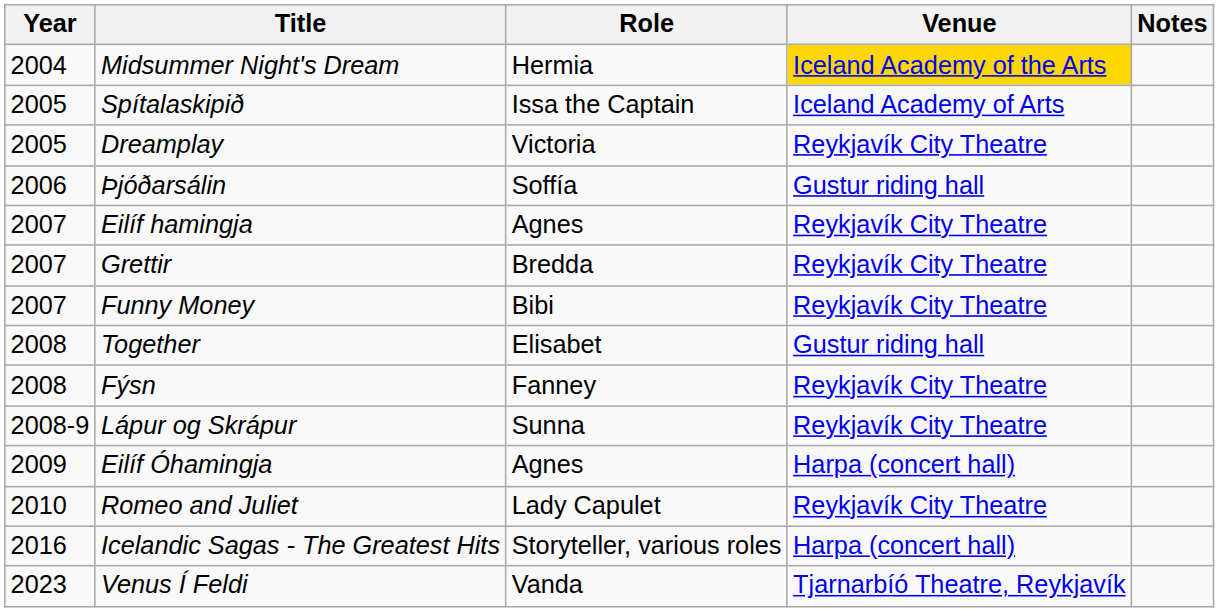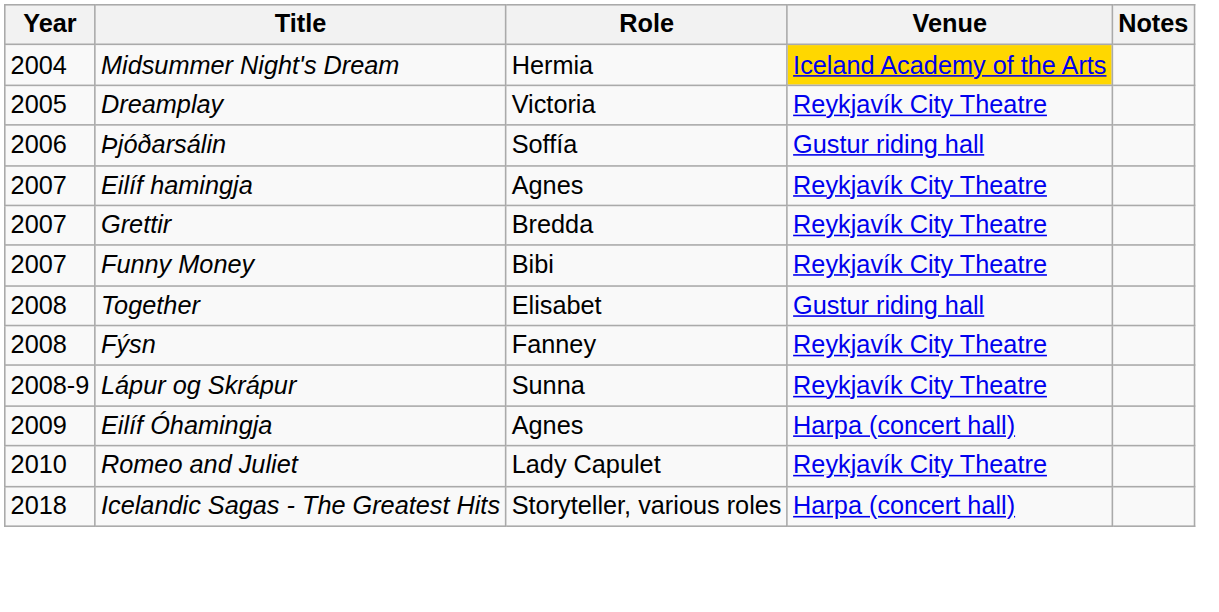- row: (173, 104)
(39, 545) 2016 -> (39, 505) 2018
- row: (174, 585)
